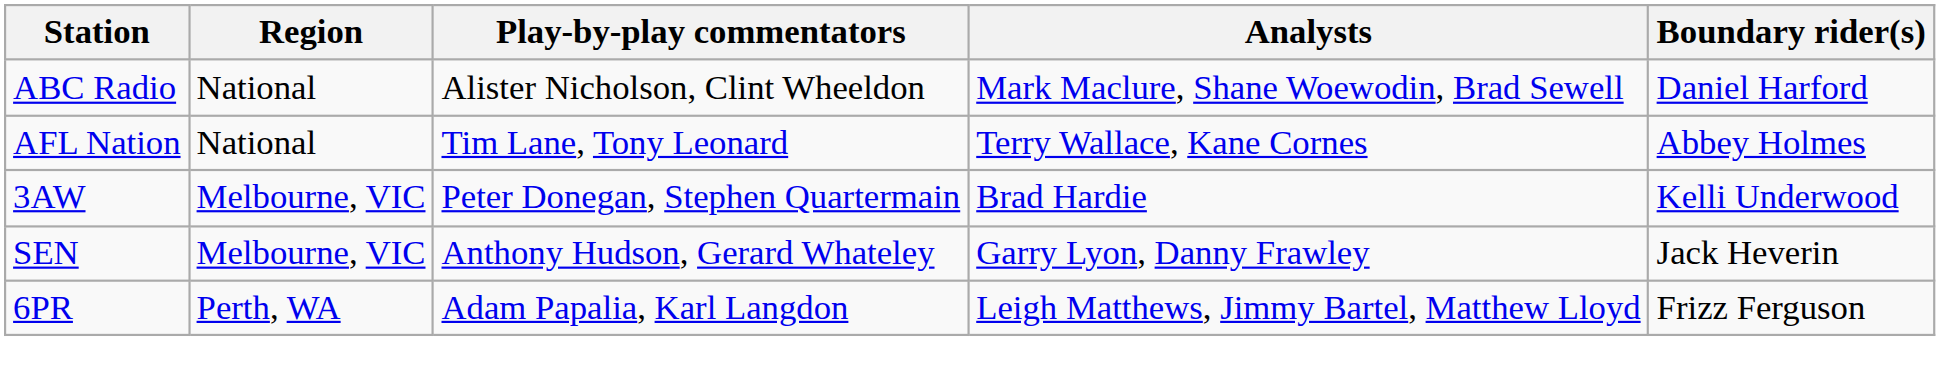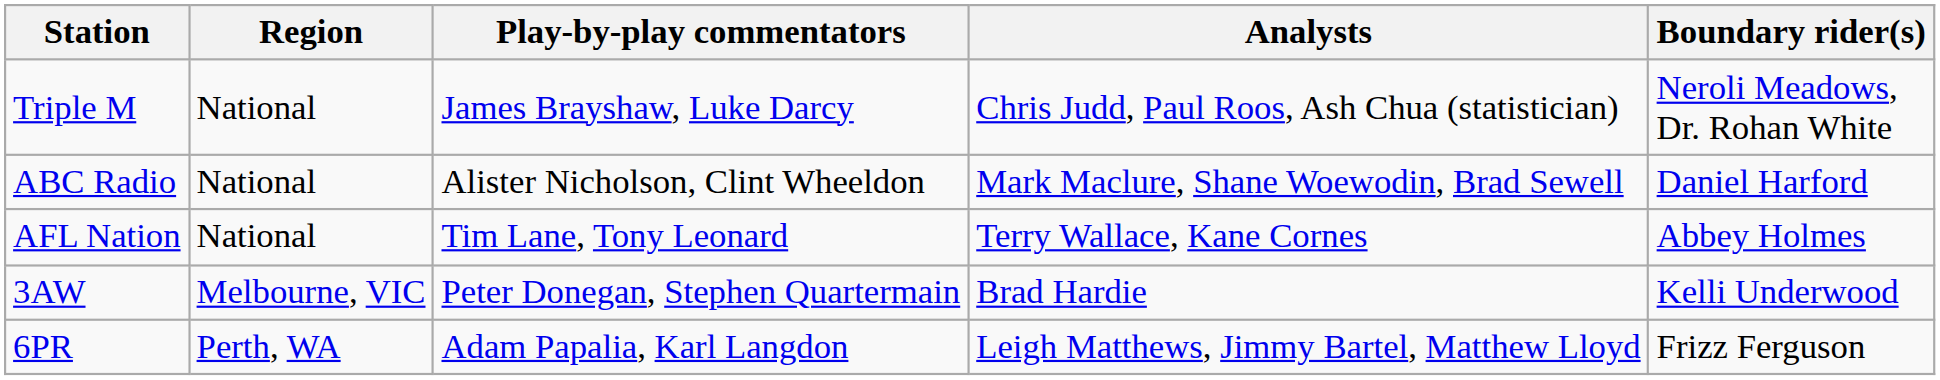+ row: (75, 106)
- row: (46, 252)
